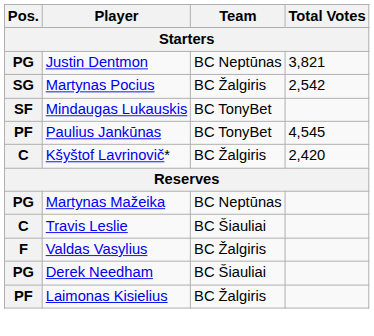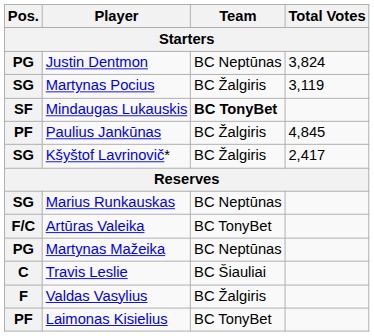(307, 62) 3,821 -> (307, 62) 3,824
(307, 86) 2,542 -> (306, 86) 3,119
(233, 109) normal -> (236, 109) bold
(233, 132) BC TonyBet -> (230, 132) BC Žalgiris
(307, 132) 4,545 -> (307, 132) 4,845
(23, 156) C -> (23, 156) SG
(307, 156) 2,420 -> (307, 156) 2,417
+ row: (110, 202)
+ row: (95, 226)
- row: (99, 272)
(230, 296) BC Žalgiris -> (233, 319) BC TonyBet
